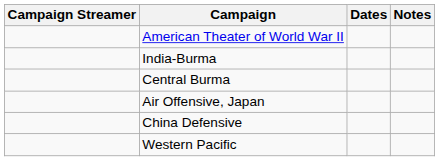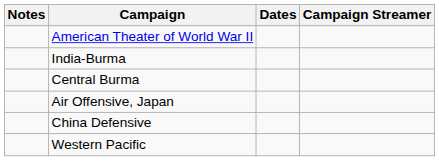columns swapped: (72, 15) <-> (412, 15)
